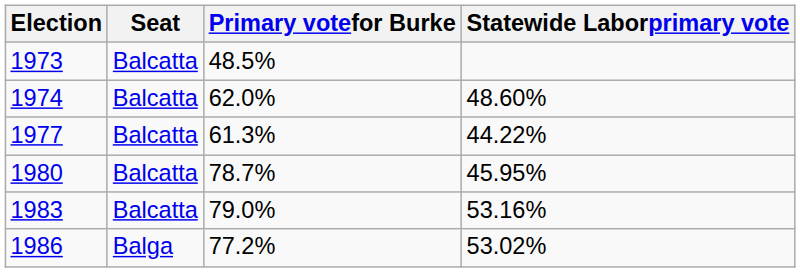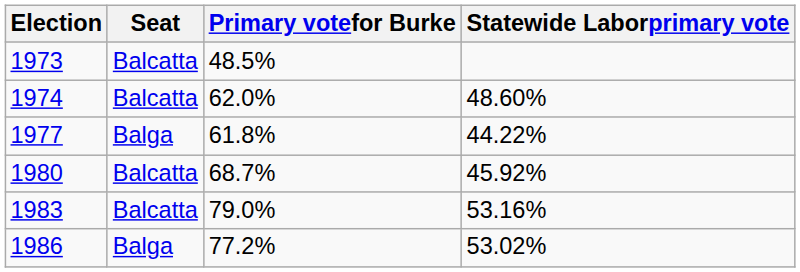(155, 135) Balcatta -> (143, 135) Balga
(242, 135) 61.3% -> (242, 135) 61.8%
(242, 172) 78.7% -> (242, 172) 68.7%
(506, 172) 45.95% -> (506, 172) 45.92%
